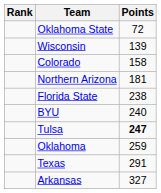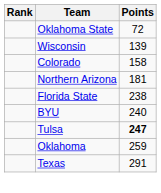- row: (59, 180)
